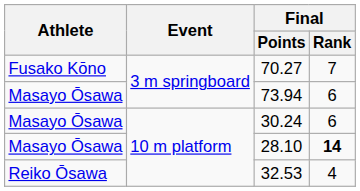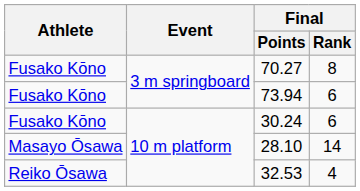(332, 69) 7 -> (332, 69) 8
(65, 95) Masayo Ōsawa -> (57, 95) Fusako Kōno
(65, 121) Masayo Ōsawa -> (57, 121) Fusako Kōno
(332, 147) bold -> (332, 147) normal
